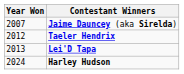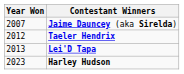(16, 62) 2024 -> (16, 62) 2023
